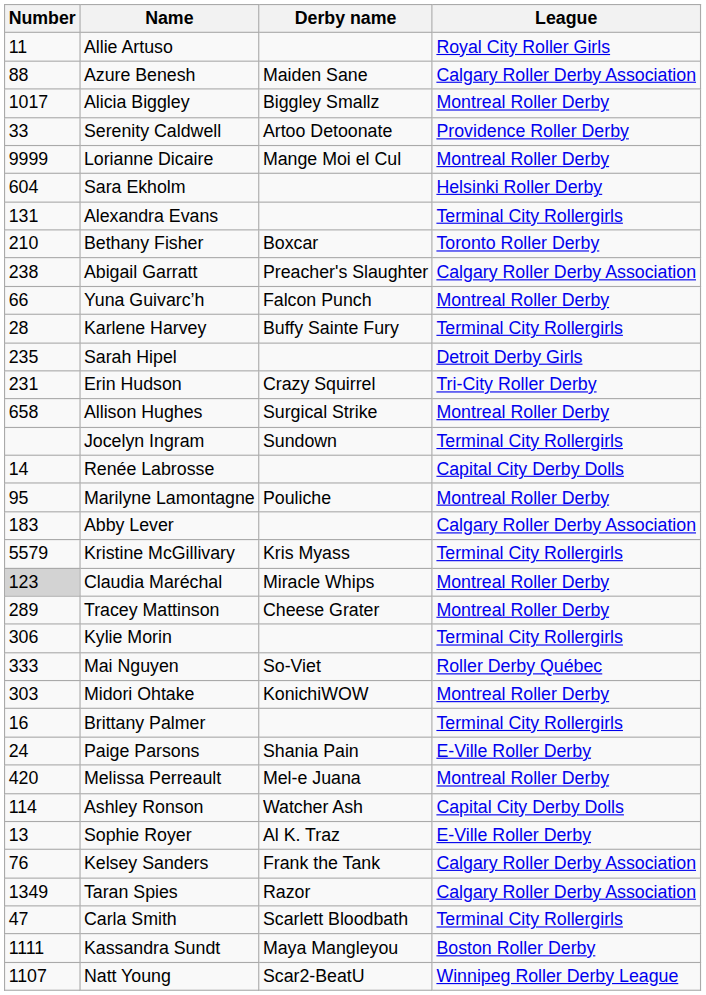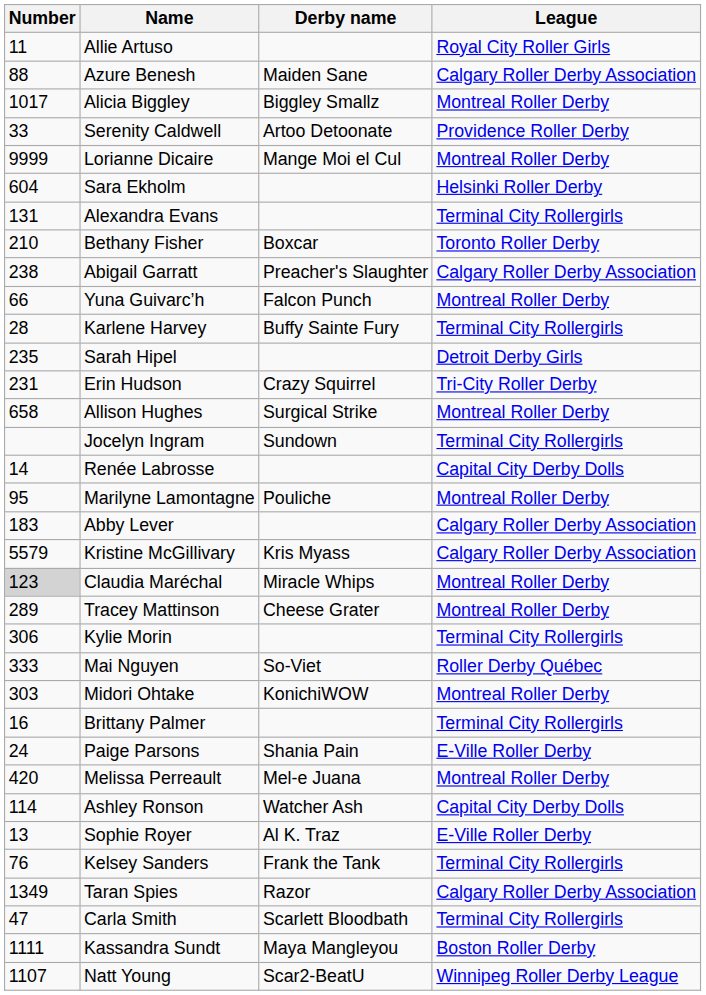(530, 553) Terminal City Rollergirls -> (566, 553) Calgary Roller Derby Association
(566, 863) Calgary Roller Derby Association -> (530, 863) Terminal City Rollergirls
